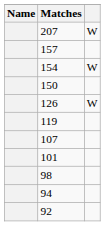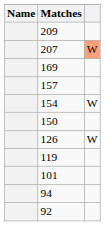+ row: (49, 31)
(92, 31) no background -> (92, 49) lightsalmon background
+ row: (49, 67)
- row: (49, 139)
- row: (46, 175)
